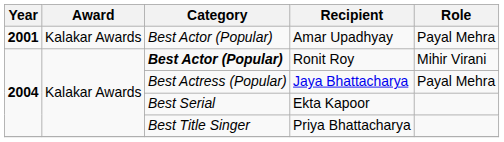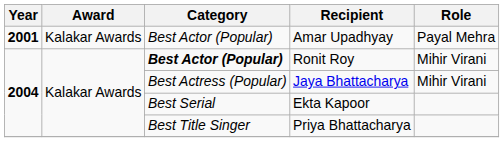(456, 81) Payal Mehra -> (452, 81) Mihir Virani
